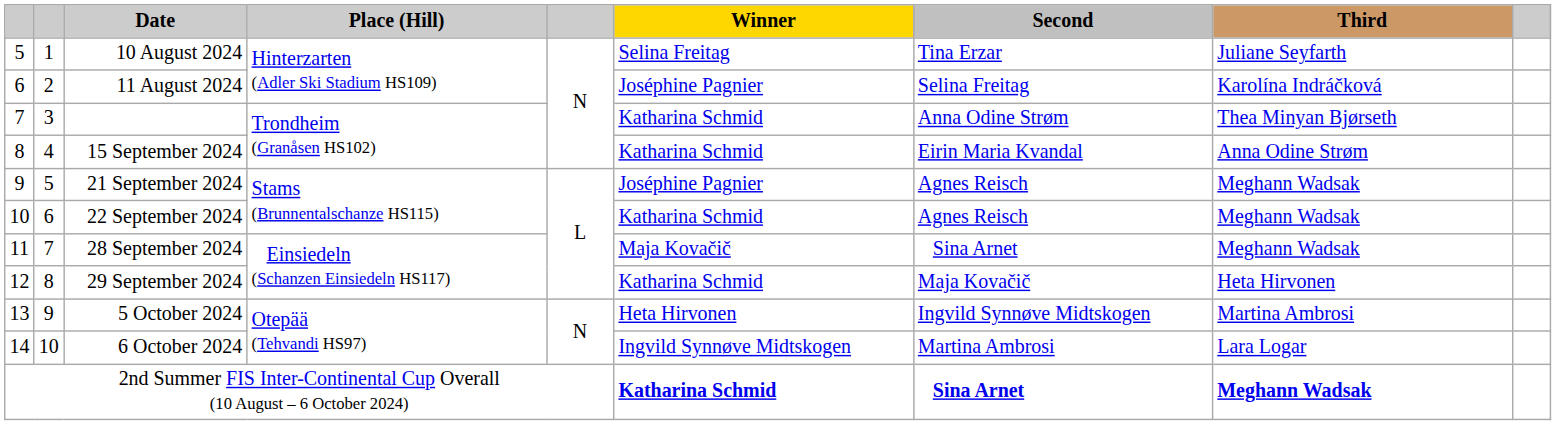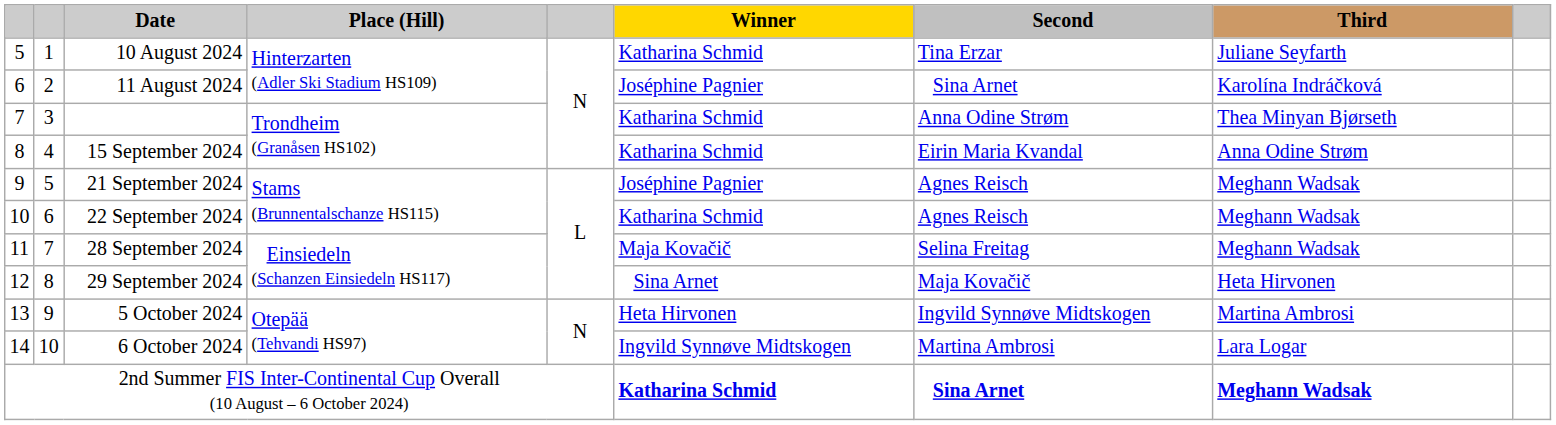(674, 53) Selina Freitag -> (691, 53) Katharina Schmid
(974, 85) Selina Freitag -> (968, 85) Sina Arnet
(968, 248) Sina Arnet -> (974, 248) Selina Freitag
(691, 281) Katharina Schmid -> (668, 281) Sina Arnet
